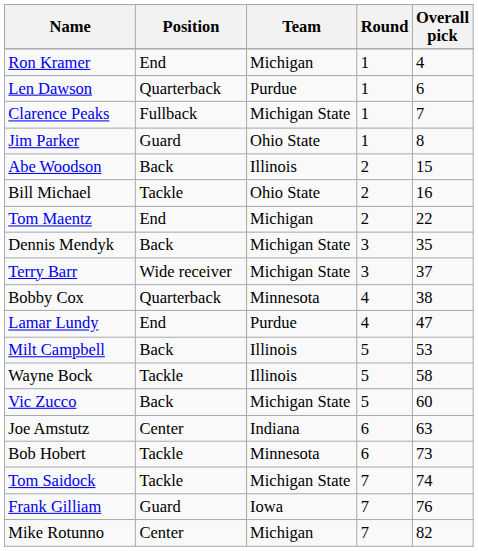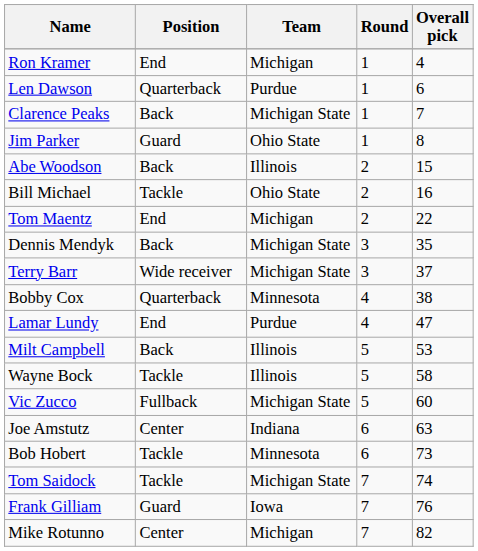(168, 114) Fullback -> (156, 114) Back
(156, 402) Back -> (168, 402) Fullback
